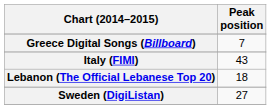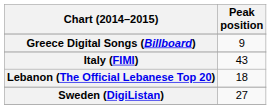(242, 43) 7 -> (242, 43) 9
